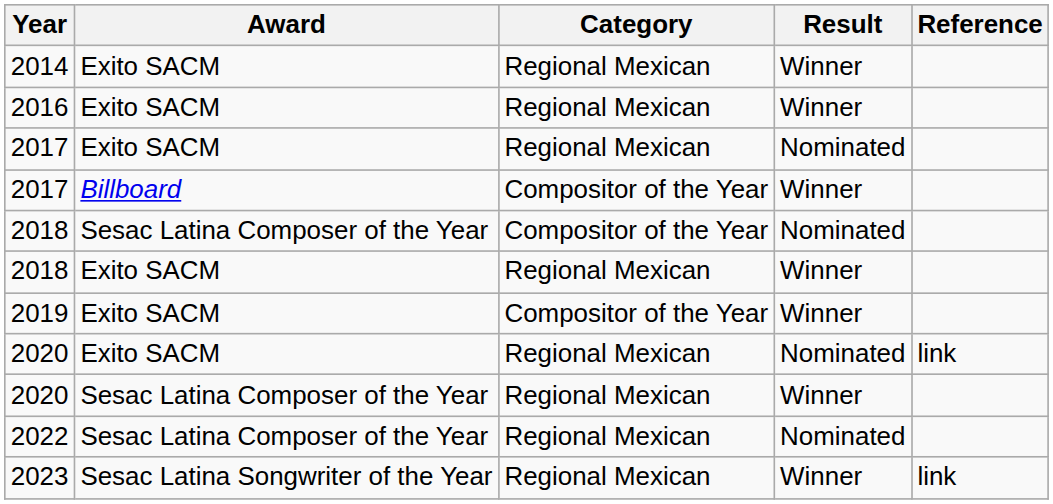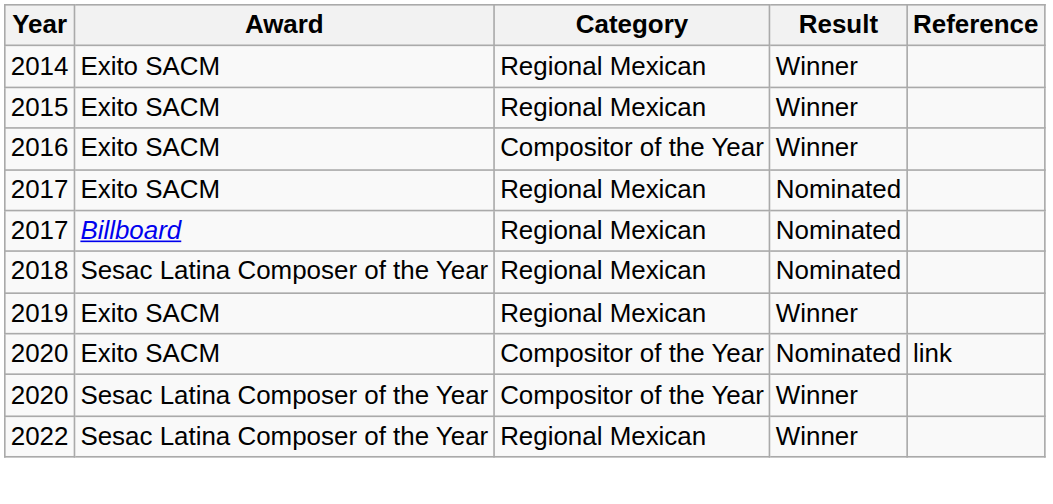+ row: (40, 107)
(607, 107) Regional Mexican -> (632, 148) Compositor of the Year
(636, 189) Compositor of the Year -> (603, 230) Regional Mexican
(821, 189) Winner -> (838, 230) Nominated
(636, 230) Compositor of the Year -> (603, 271) Regional Mexican
- row: (40, 271)
(636, 312) Compositor of the Year -> (603, 312) Regional Mexican
(607, 353) Regional Mexican -> (632, 353) Compositor of the Year
(607, 395) Regional Mexican -> (632, 395) Compositor of the Year
(843, 436) Nominated -> (817, 436) Winner
- row: (40, 477)
